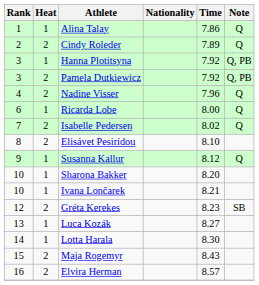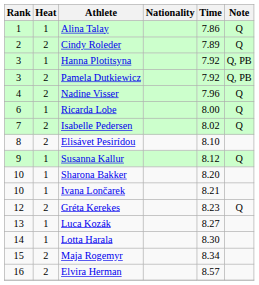(239, 207) SB -> (239, 207) Q
(211, 256) 8.43 -> (211, 256) 8.34
